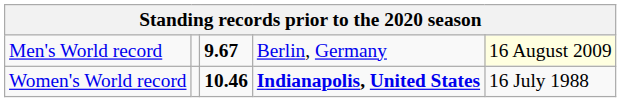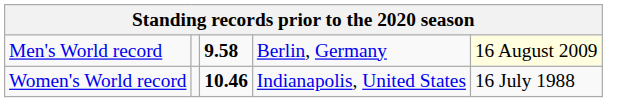(221, 50) 9.67 -> (221, 50) 9.58
(368, 81) bold -> (361, 81) normal
